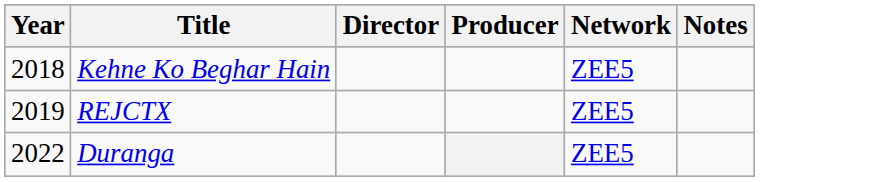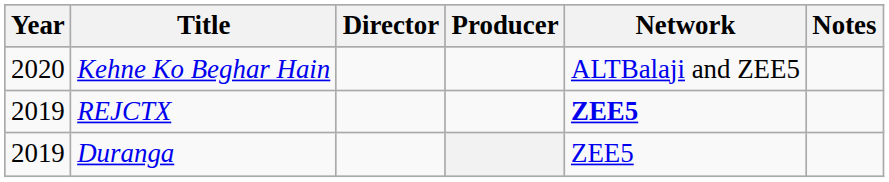(38, 68) 2018 -> (38, 68) 2020
(602, 68) ZEE5 -> (685, 68) ALTBalaji and ZEE5
(602, 111) normal -> (605, 111) bold
(38, 153) 2022 -> (38, 153) 2019
